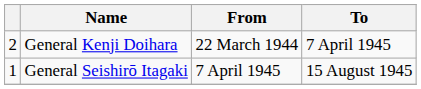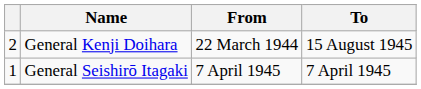(348, 44) 7 April 1945 -> (359, 44) 15 August 1945
(359, 71) 15 August 1945 -> (348, 71) 7 April 1945
